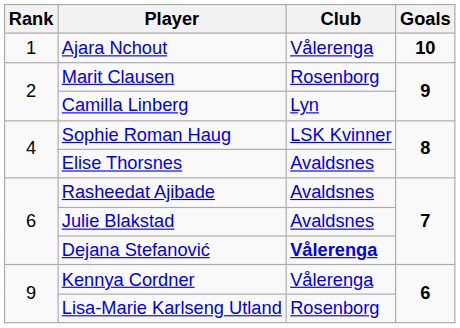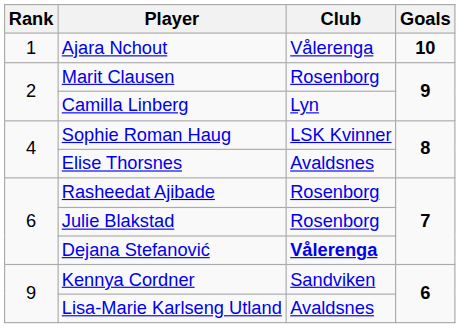(332, 192) Avaldsnes -> (335, 192) Rosenborg
(332, 221) Avaldsnes -> (335, 221) Rosenborg
(332, 279) Vålerenga -> (333, 279) Sandviken
(335, 308) Rosenborg -> (332, 308) Avaldsnes
